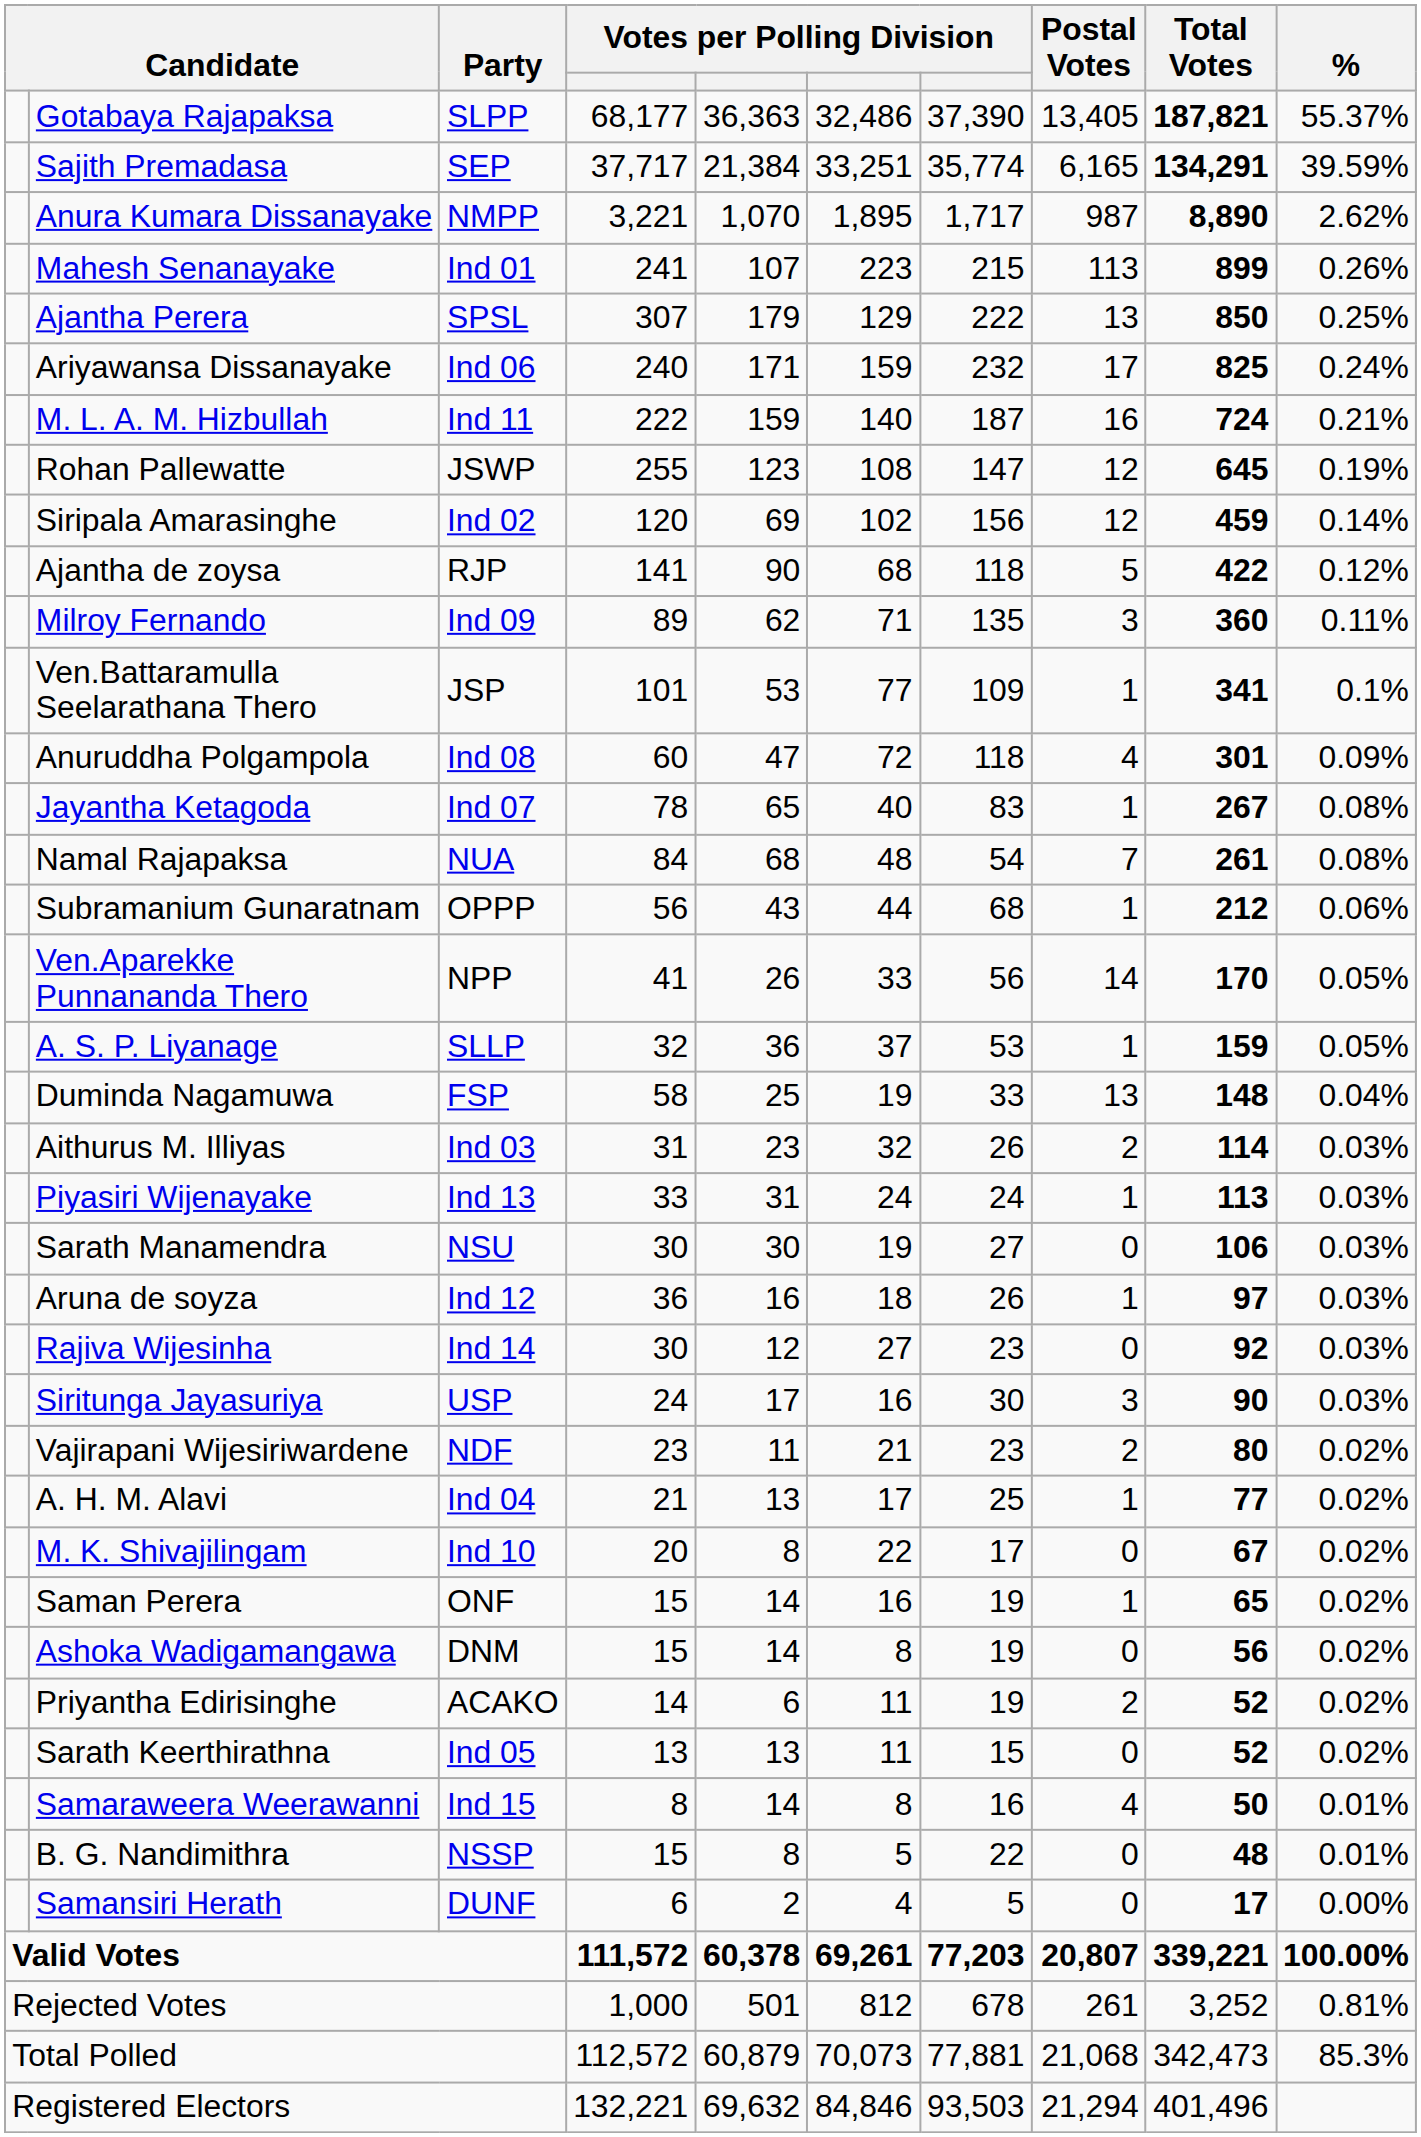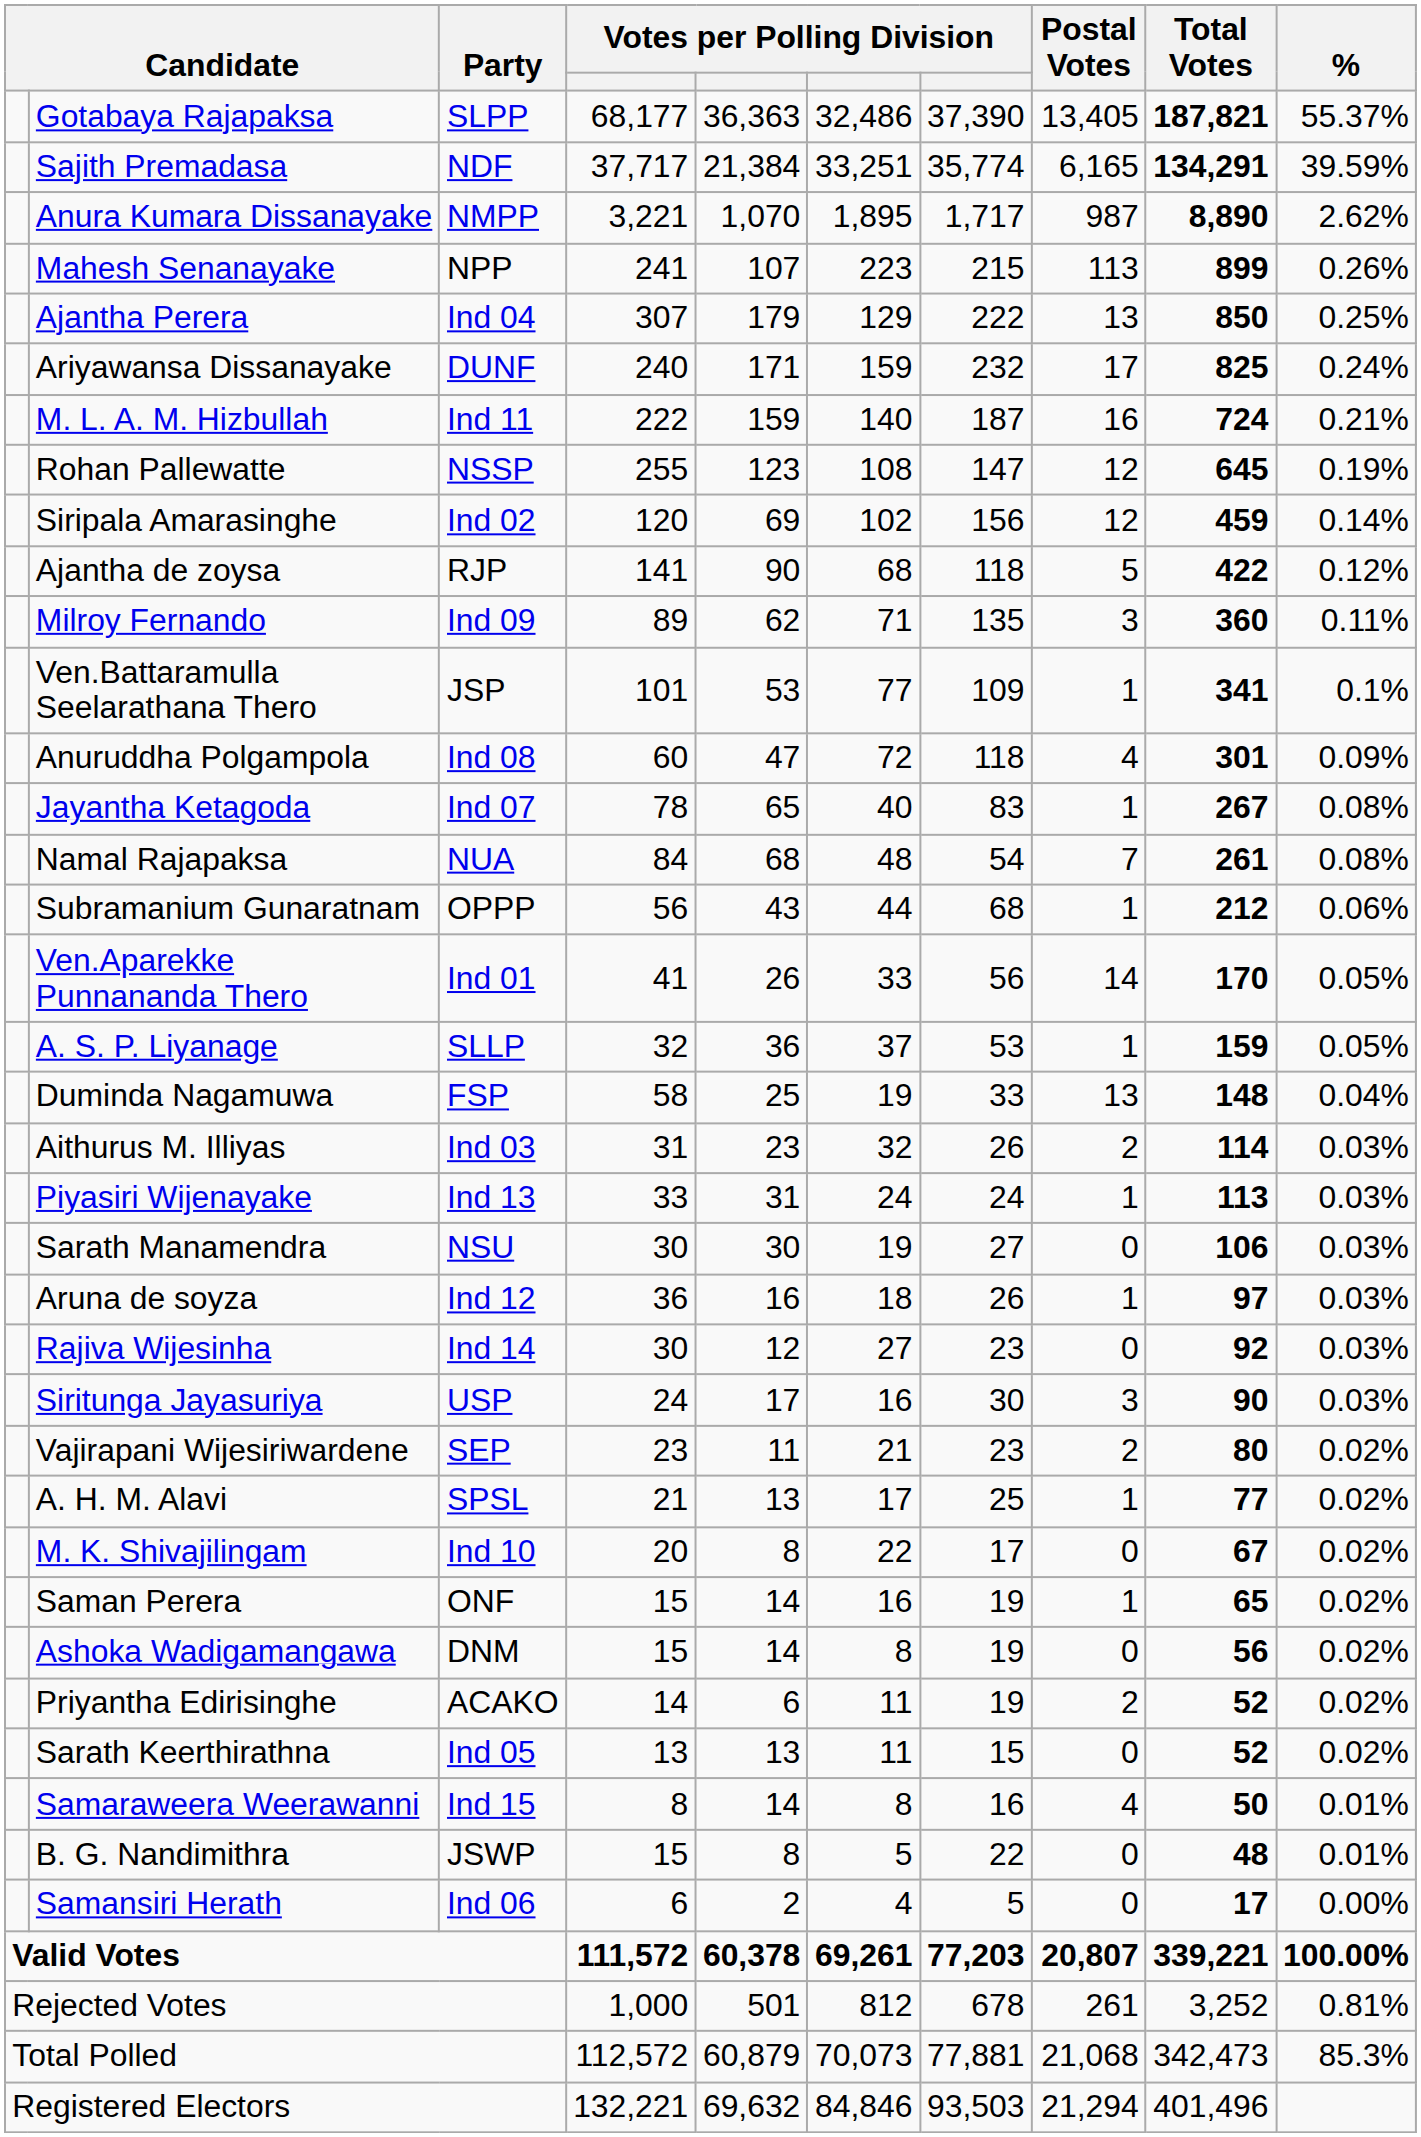(479, 166) SEP -> (480, 166) NDF
(491, 267) Ind 01 -> (480, 267) NPP
(488, 318) SPSL -> (491, 318) Ind 04
(491, 368) Ind 06 -> (491, 368) DUNF
(491, 469) JSWP -> (490, 469) NSSP
(480, 977) NPP -> (491, 977) Ind 01
(480, 1450) NDF -> (479, 1450) SEP
(491, 1500) Ind 04 -> (488, 1500) SPSL
(490, 1854) NSSP -> (491, 1854) JSWP
(491, 1904) DUNF -> (491, 1904) Ind 06
